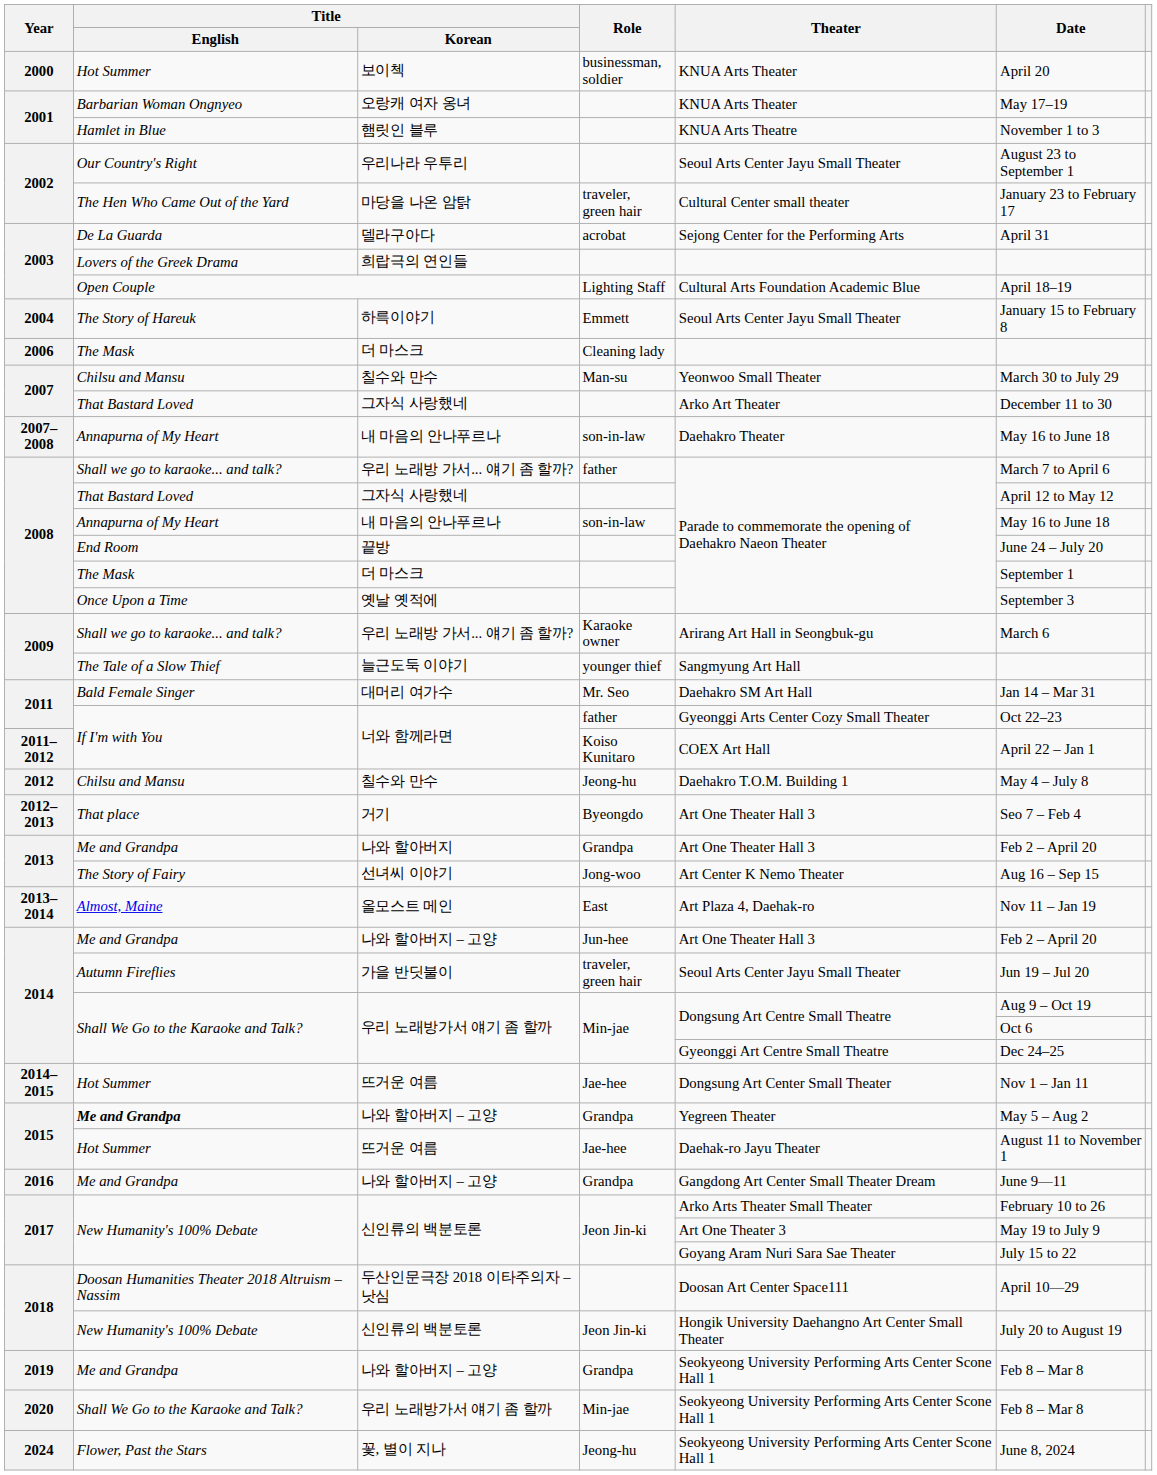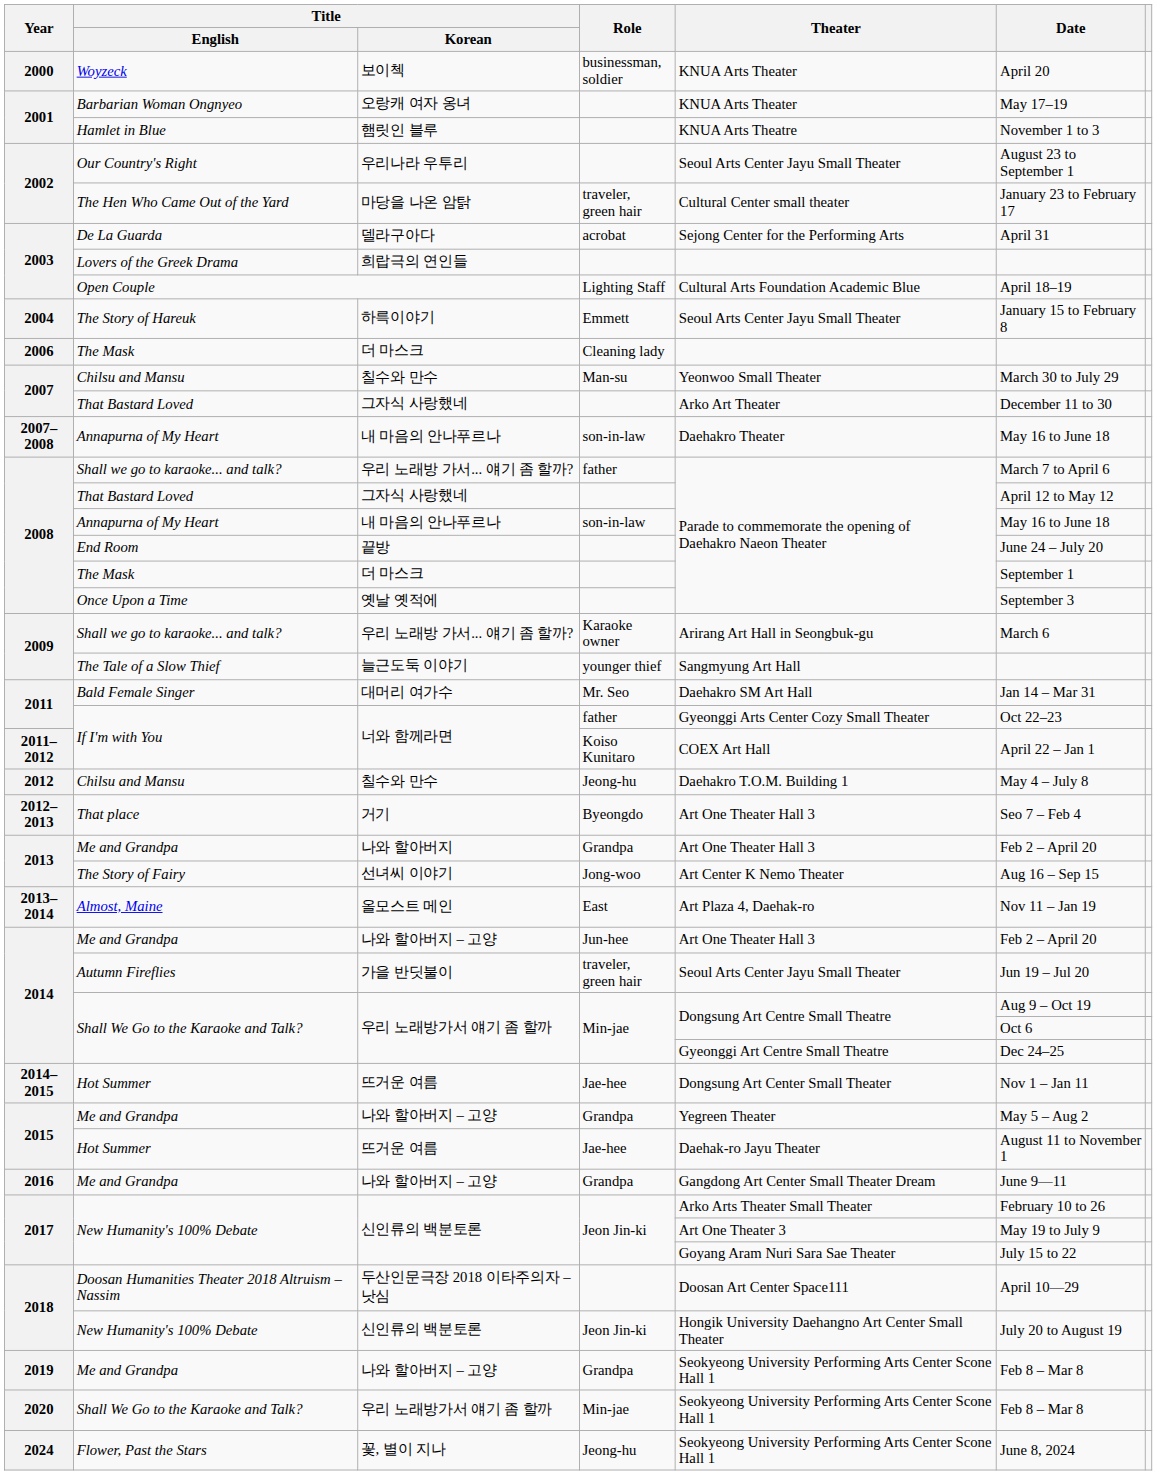(114, 71) Hot Summer -> (102, 71) Woyzeck
(129, 1115) bold -> (127, 1115) normal
